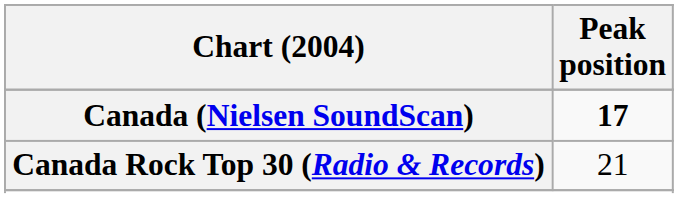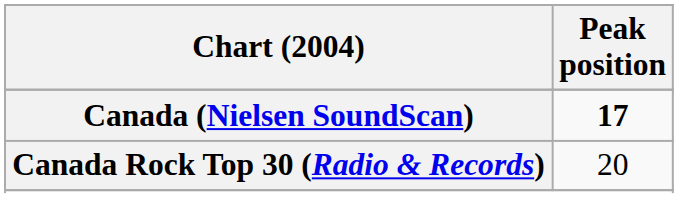(613, 164) 21 -> (613, 164) 20
